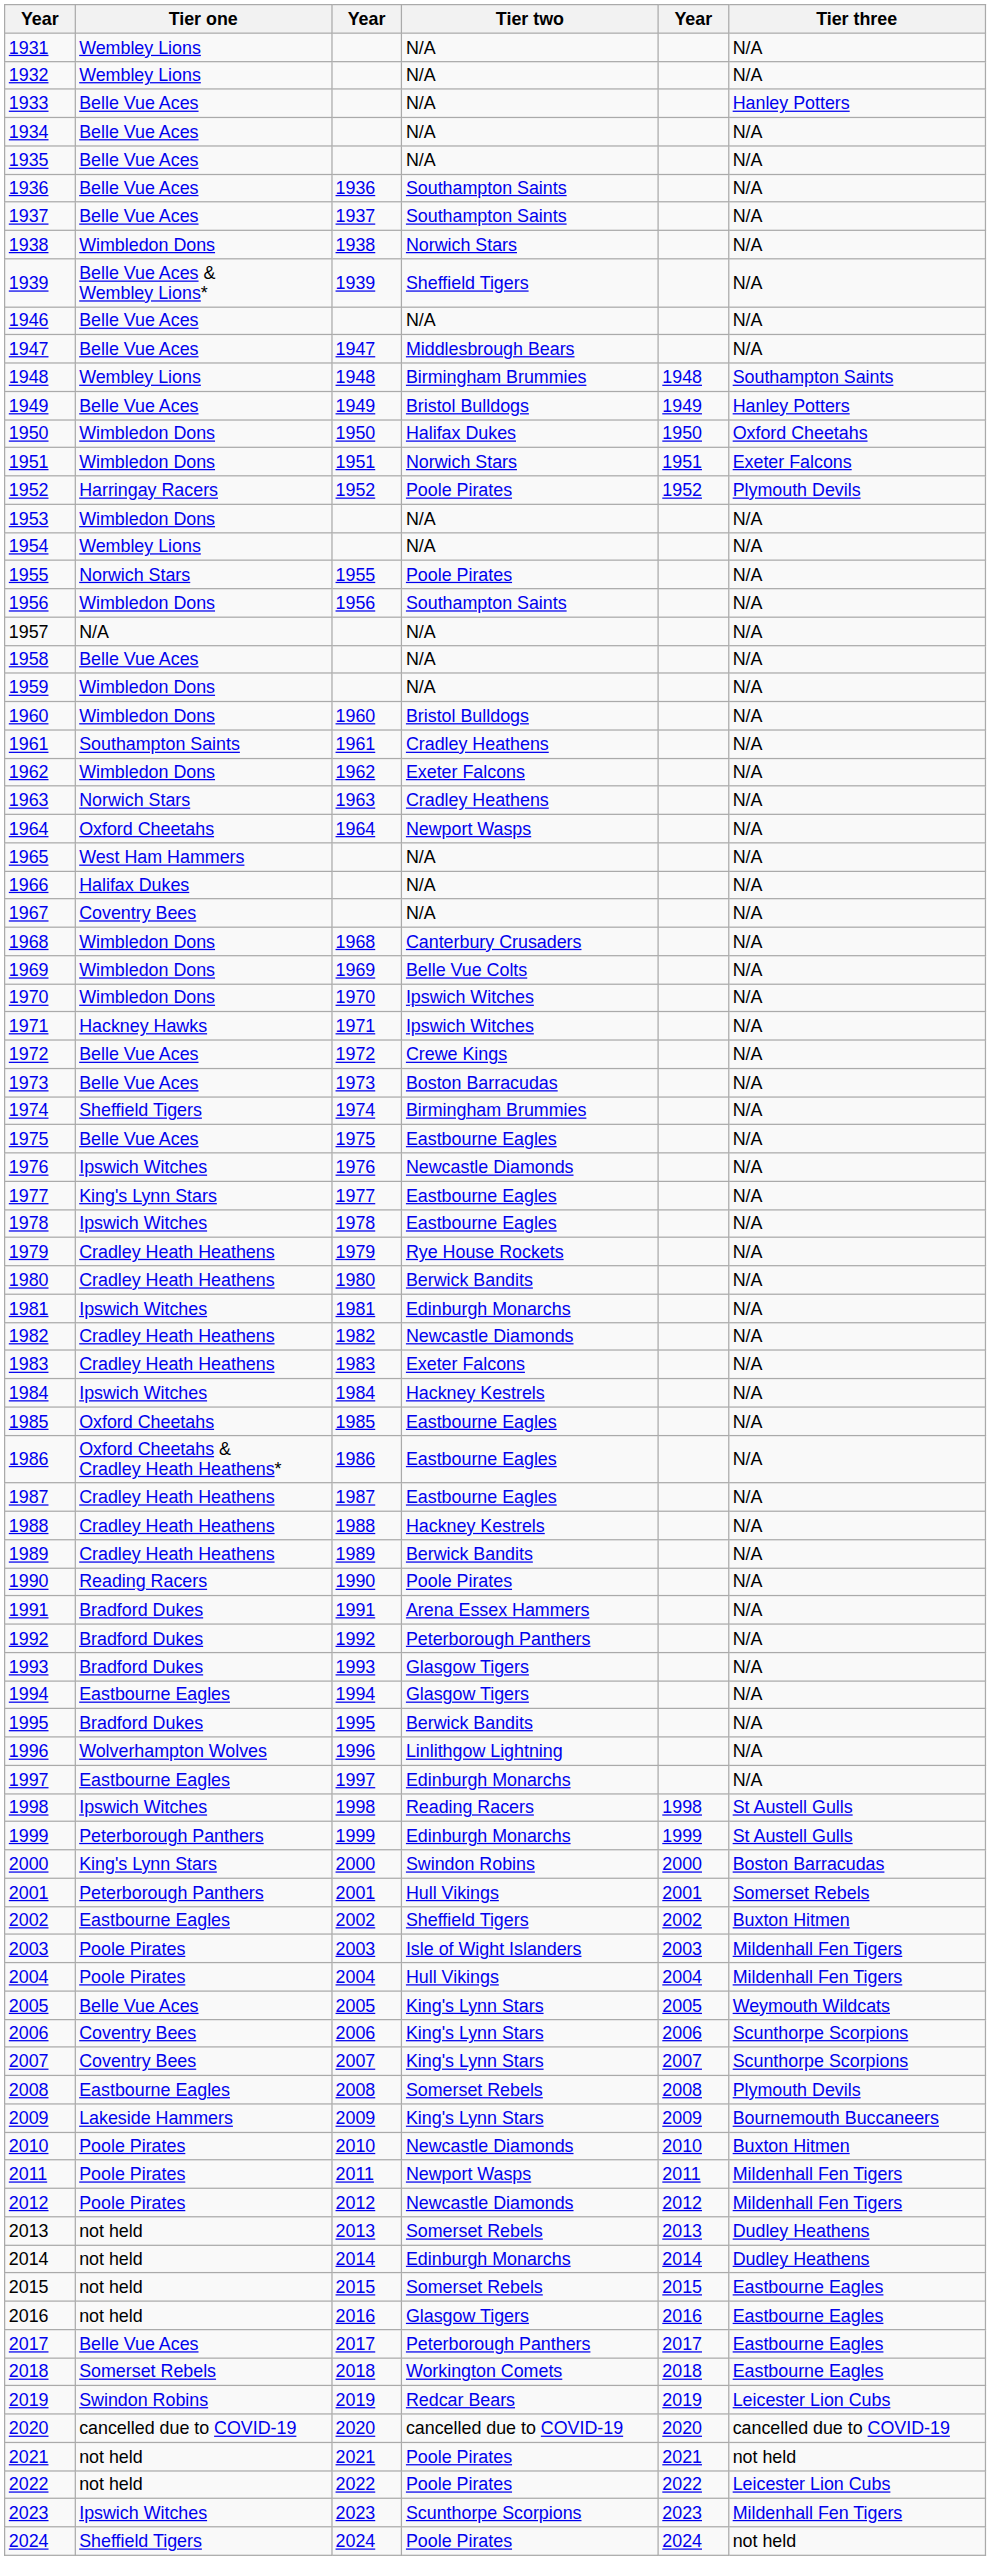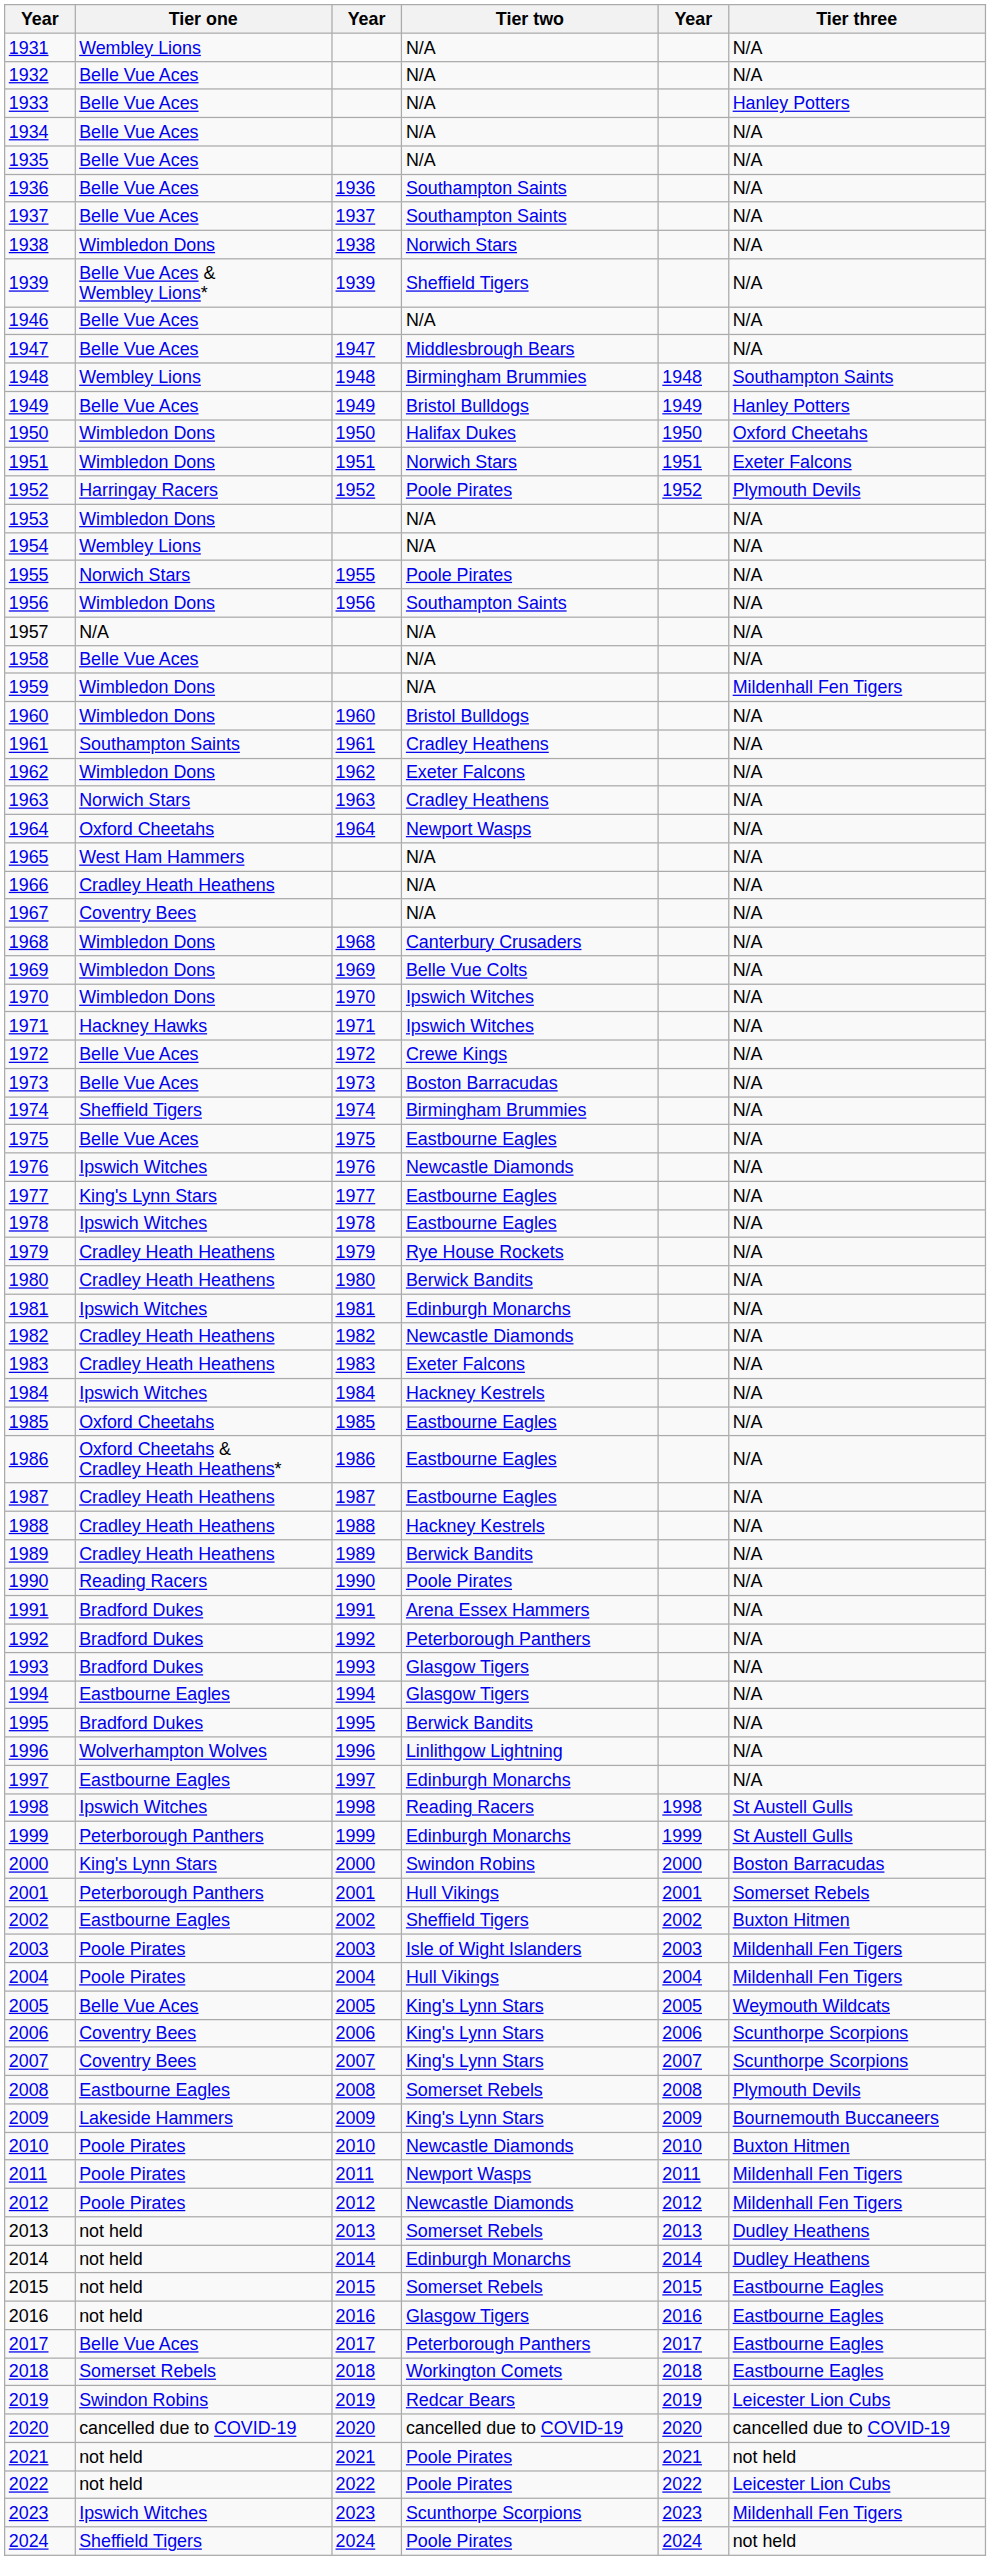(140, 76) Wembley Lions -> (139, 76) Belle Vue Aces
(748, 688) N/A -> (817, 688) Mildenhall Fen Tigers
(134, 885) Halifax Dukes -> (177, 885) Cradley Heath Heathens
